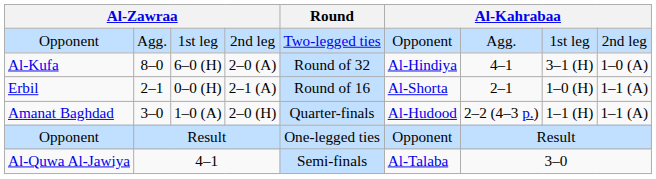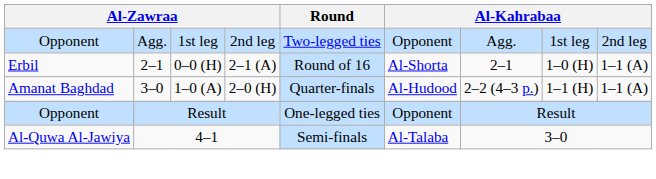- row: (152, 64)
